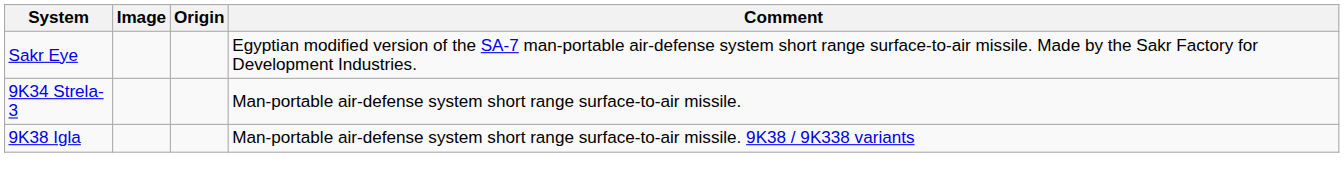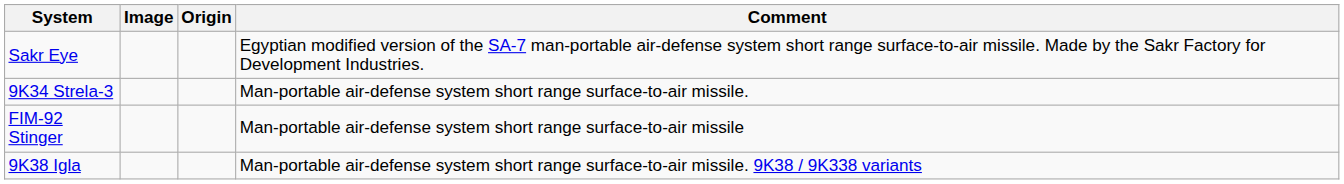+ row: (36, 128)
